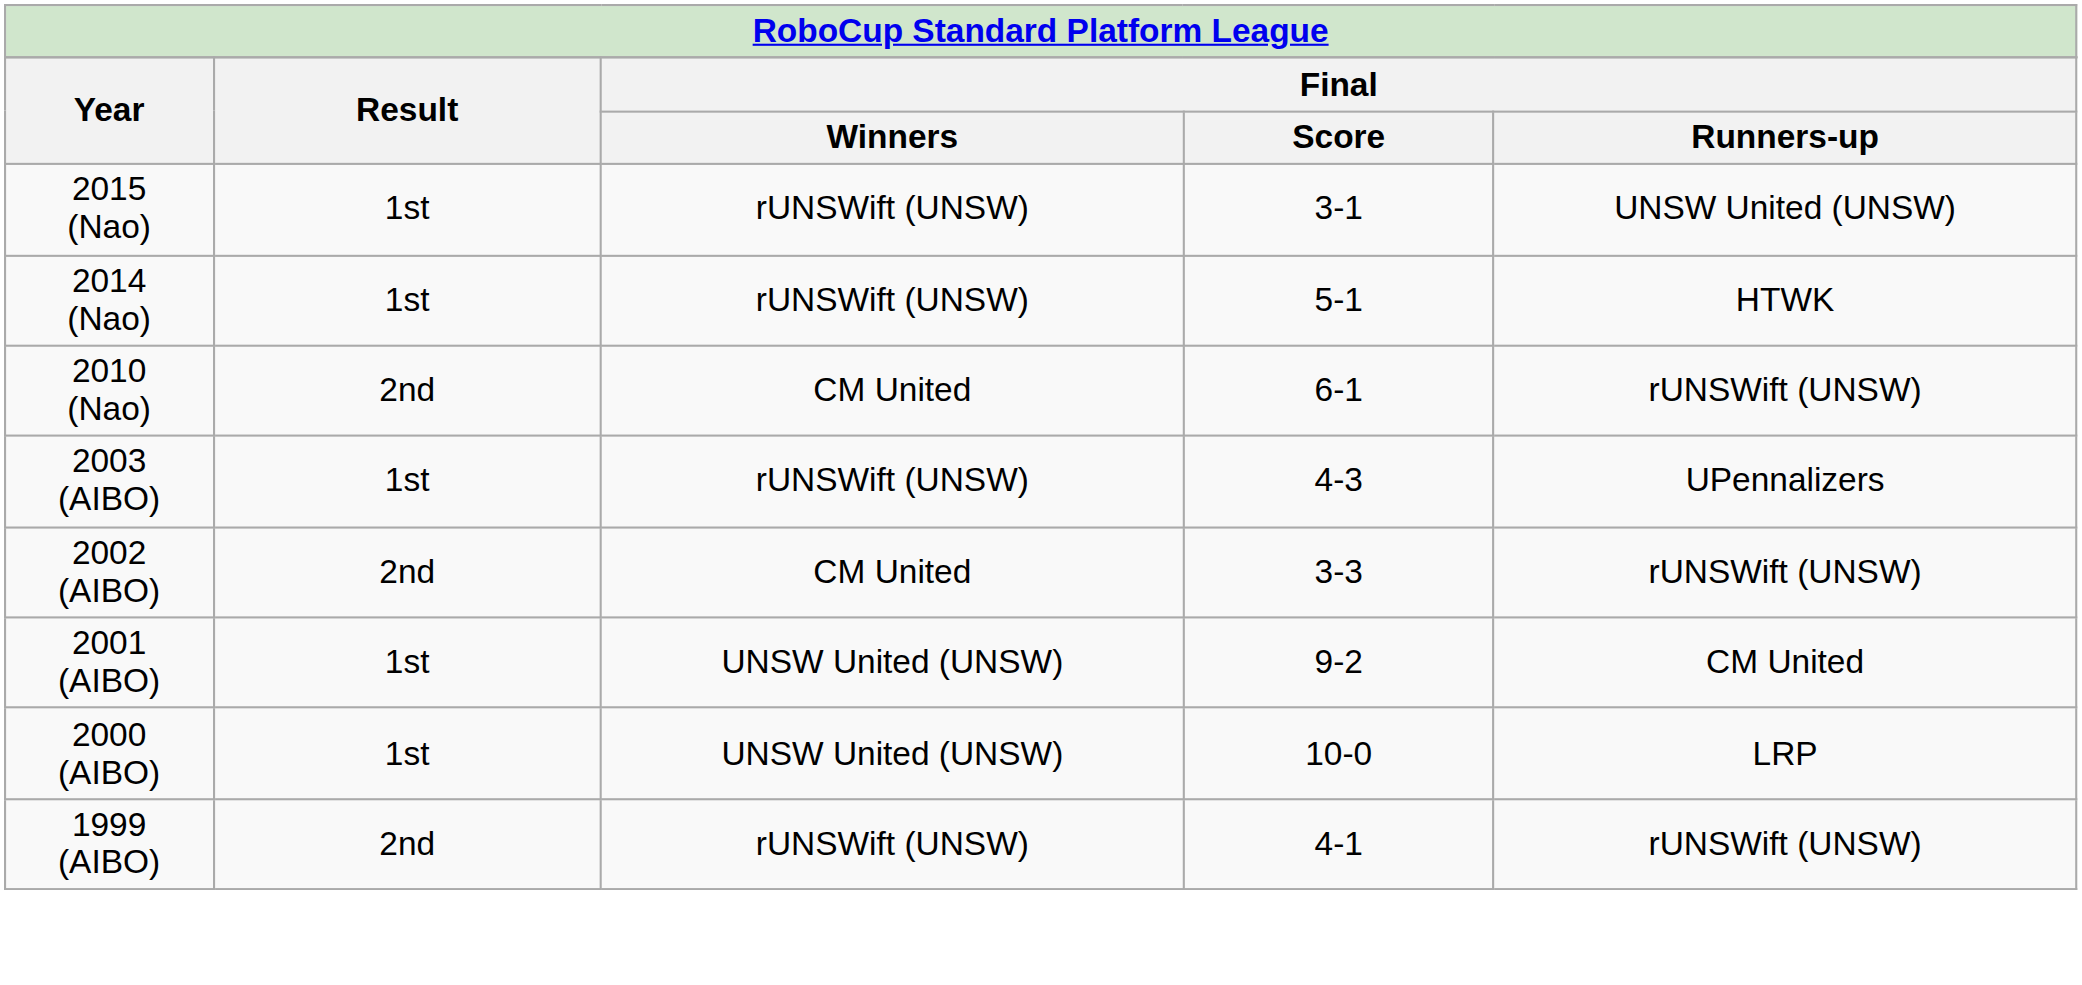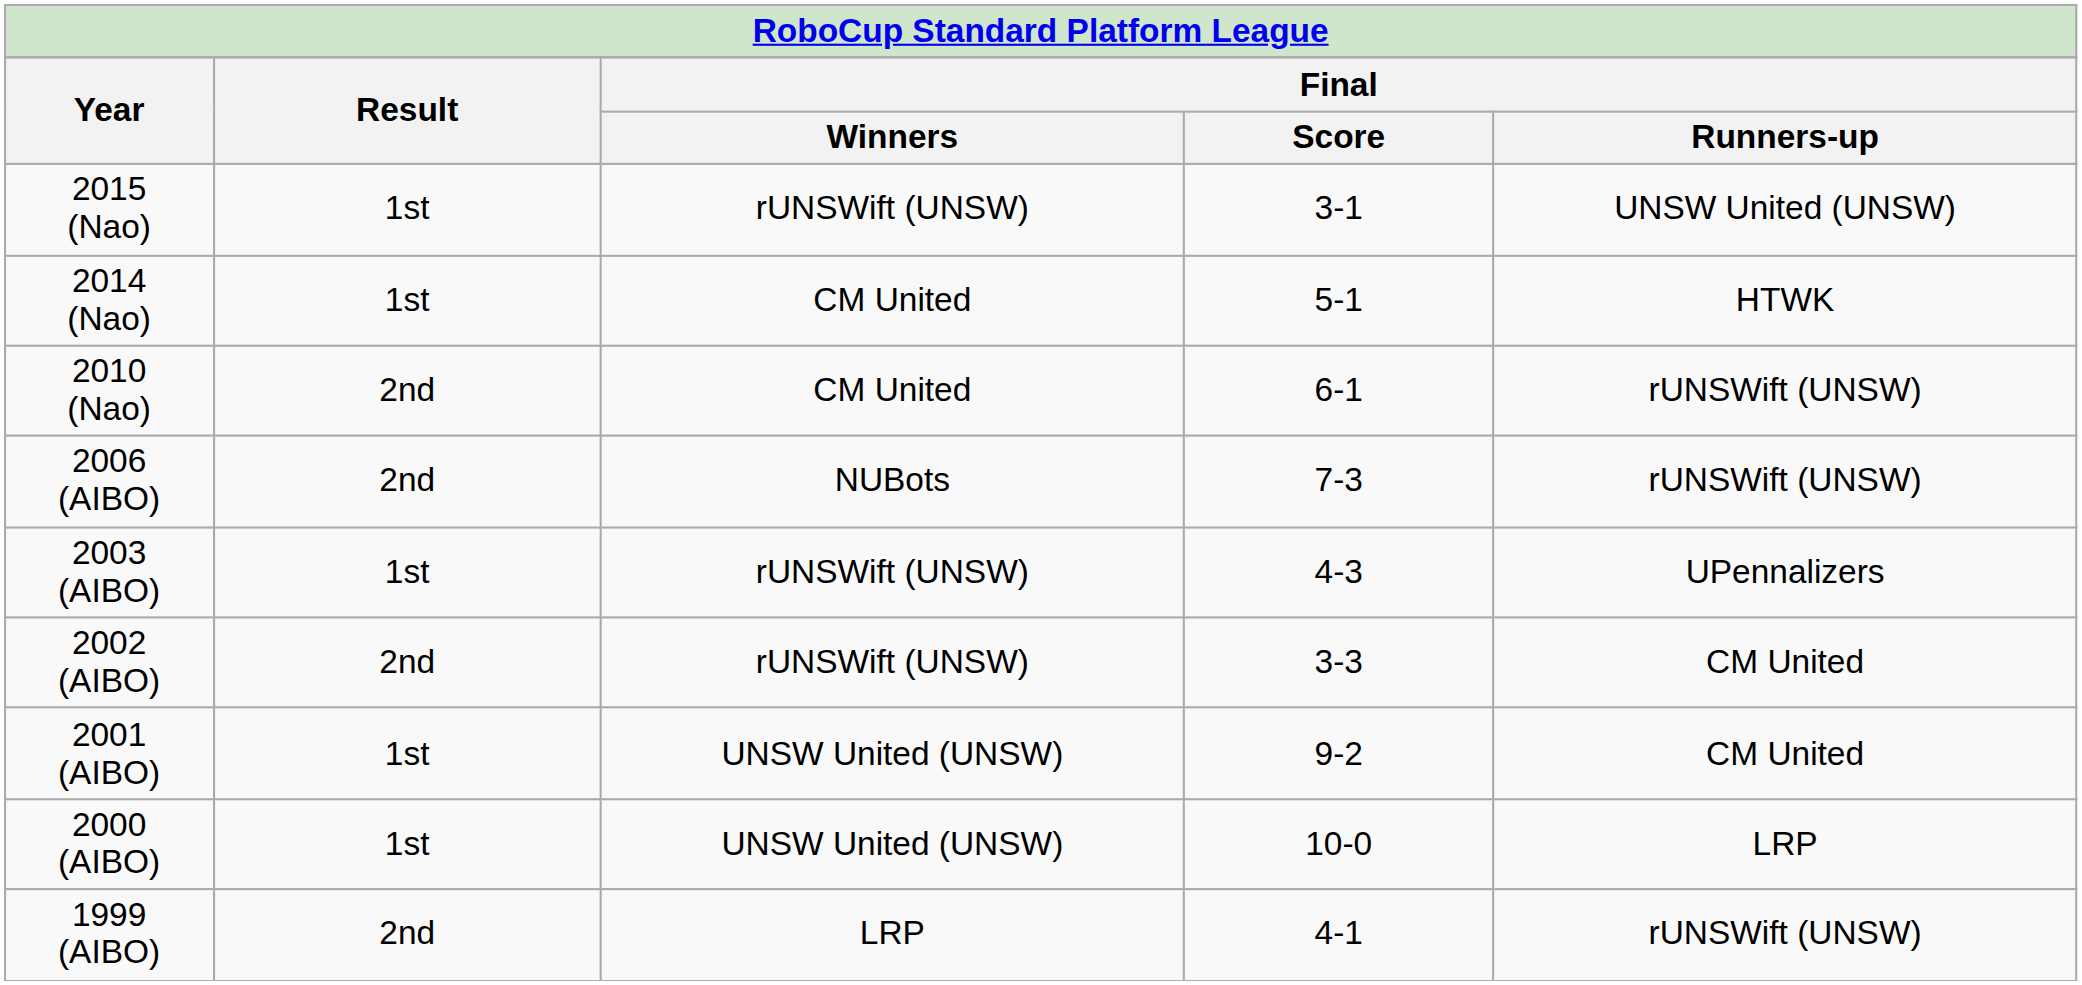(892, 299) rUNSWift (UNSW) -> (892, 299) CM United
+ row: (109, 480)
(892, 571) CM United -> (892, 662) rUNSWift (UNSW)
(1785, 571) rUNSWift (UNSW) -> (1785, 662) CM United
(892, 843) rUNSWift (UNSW) -> (892, 934) LRP
